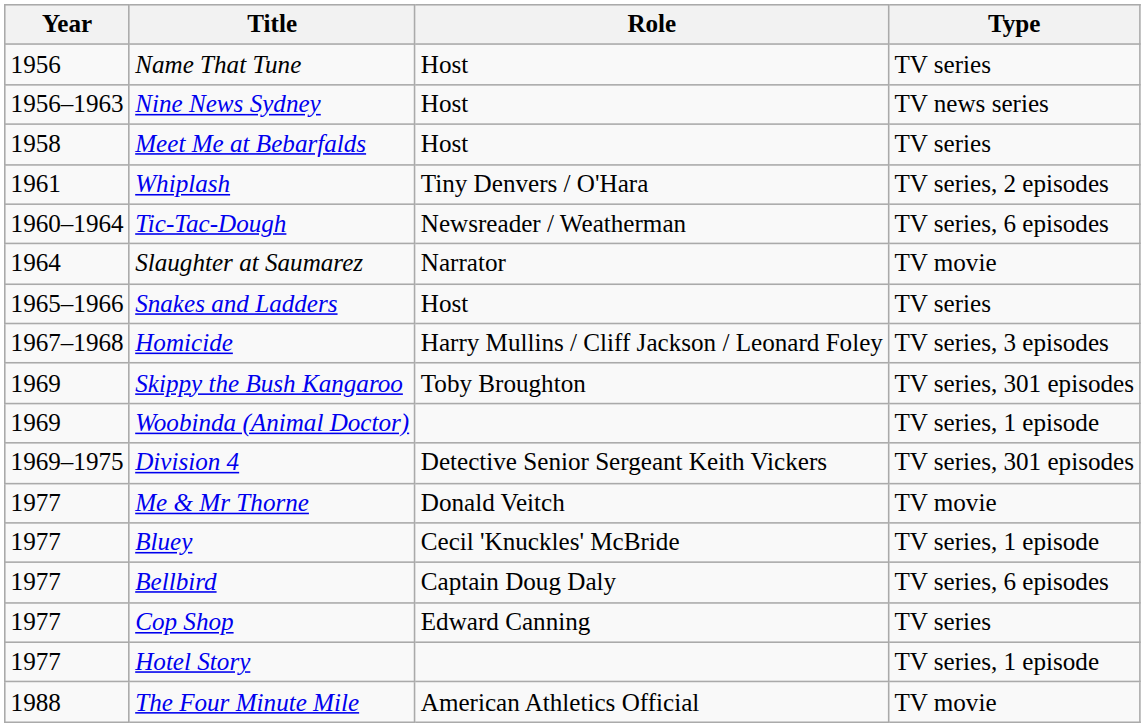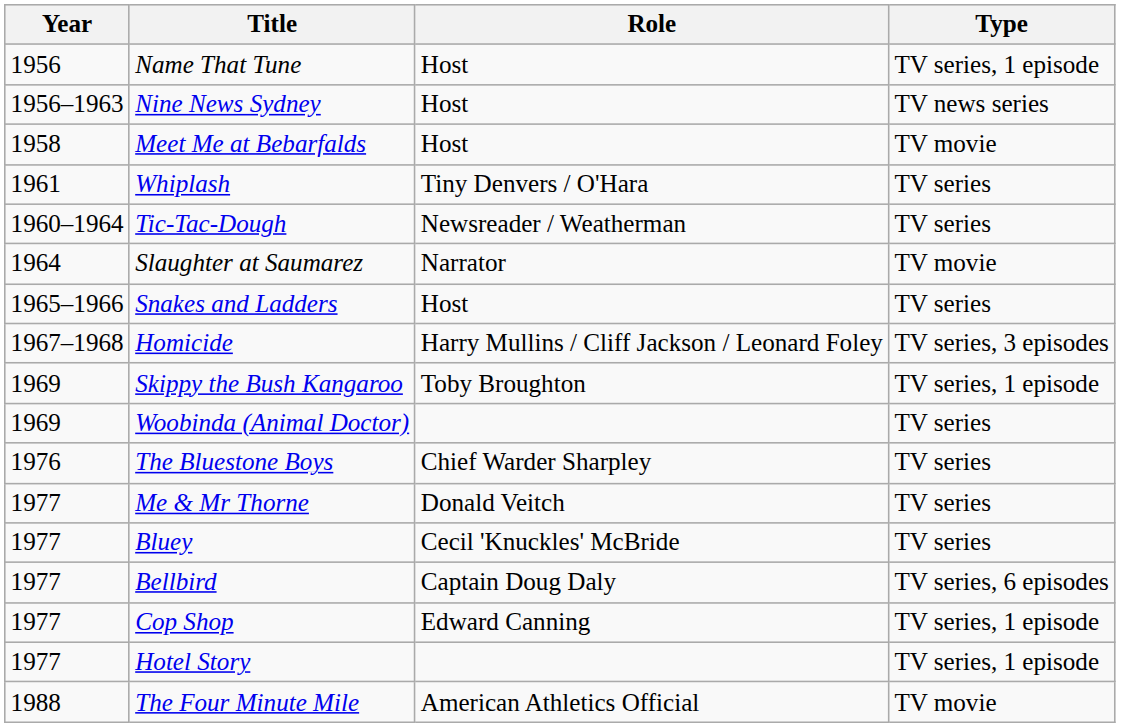(943, 64) TV series -> (997, 64) TV series, 1 episode
(943, 143) TV series -> (945, 143) TV movie
(1002, 183) TV series, 2 episodes -> (943, 183) TV series
(1002, 223) TV series, 6 episodes -> (943, 223) TV series
(1014, 382) TV series, 301 episodes -> (997, 382) TV series, 1 episode
(997, 422) TV series, 1 episode -> (943, 422) TV series
- row: (187, 462)
+ row: (234, 462)
(945, 502) TV movie -> (943, 502) TV series
(997, 542) TV series, 1 episode -> (943, 542) TV series
(943, 622) TV series -> (997, 622) TV series, 1 episode
